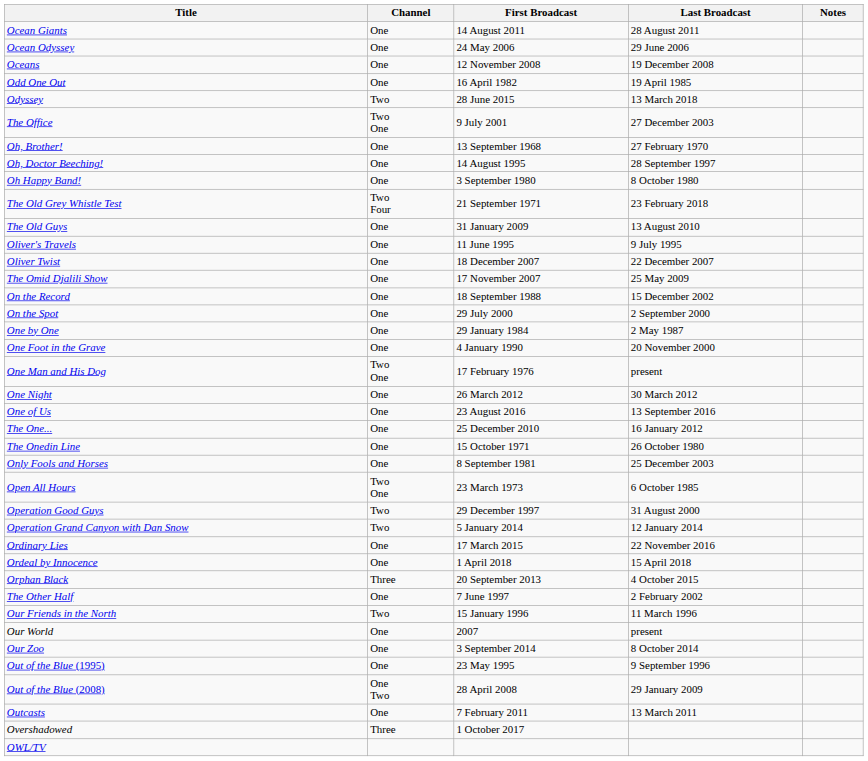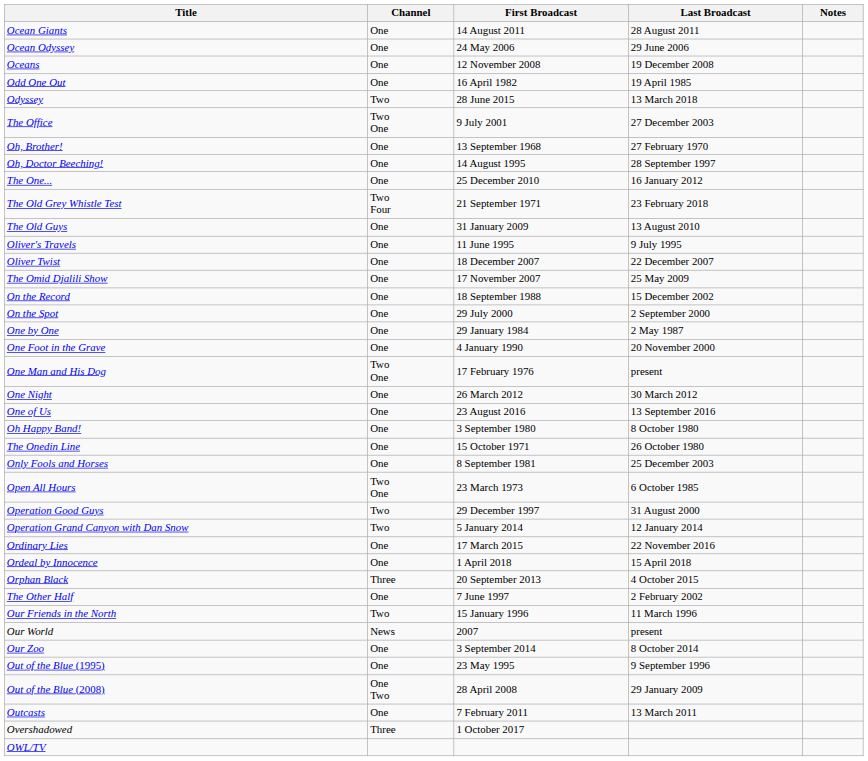rows swapped: (44, 180) <-> (30, 429)
(379, 631) One -> (383, 631) News
